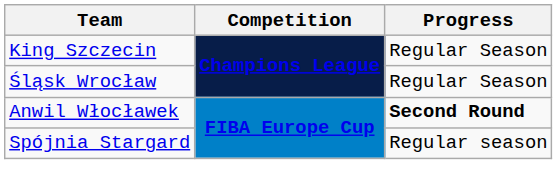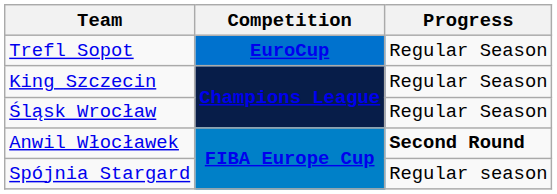+ row: (71, 51)
